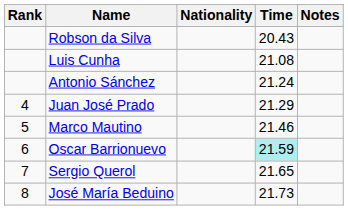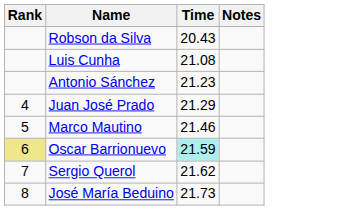- column: (216, 15)
(276, 82) 21.24 -> (198, 82) 21.23
(25, 149) no background -> (25, 149) khaki background
(276, 171) 21.65 -> (198, 171) 21.62
